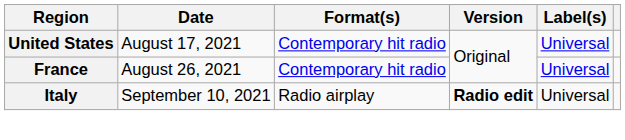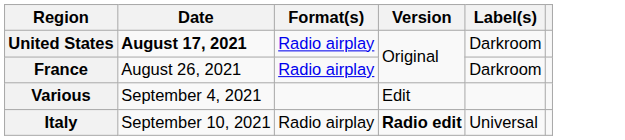(181, 43) normal -> (184, 43) bold
(362, 43) Contemporary hit radio -> (326, 43) Radio airplay
(575, 43) Universal -> (505, 43) Darkroom
(362, 69) Contemporary hit radio -> (326, 69) Radio airplay
(575, 69) Universal -> (505, 69) Darkroom
+ row: (61, 95)
